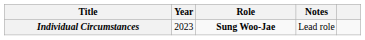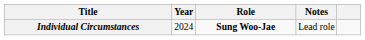(184, 27) 2023 -> (184, 27) 2024
